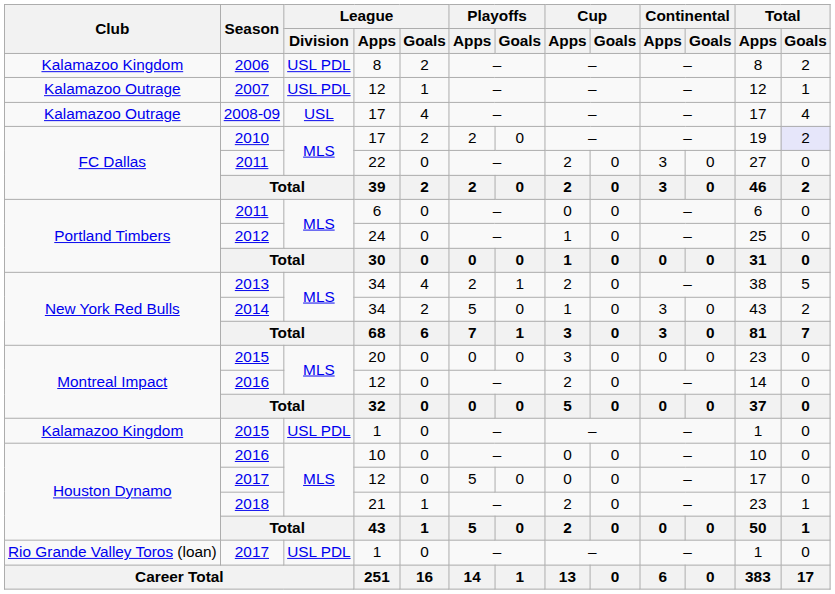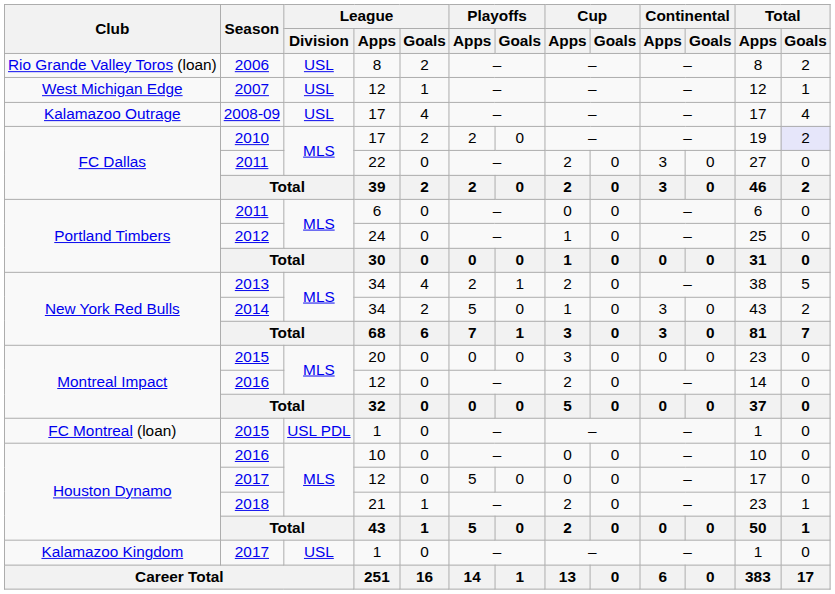(112, 65) Kalamazoo Kingdom -> (112, 65) Rio Grande Valley Toros (loan)
(319, 65) USL PDL -> (319, 65) USL
(112, 89) Kalamazoo Outrage -> (112, 89) West Michigan Edge
(319, 89) USL PDL -> (319, 89) USL
(112, 430) Kalamazoo Kingdom -> (112, 430) FC Montreal (loan)
(112, 552) Rio Grande Valley Toros (loan) -> (112, 552) Kalamazoo Kingdom
(319, 552) USL PDL -> (319, 552) USL
